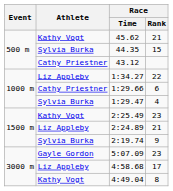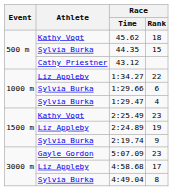(157, 36) 21 -> (157, 36) 18
(73, 88) Cathy Priestner -> (66, 88) Sylvia Burka
(157, 127) 21 -> (157, 127) 19
(61, 179) Kathy Vogt -> (66, 179) Sylvia Burka
